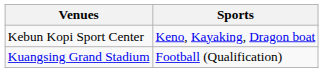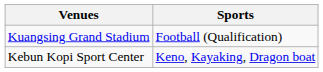rows swapped: (76, 36) <-> (79, 57)
